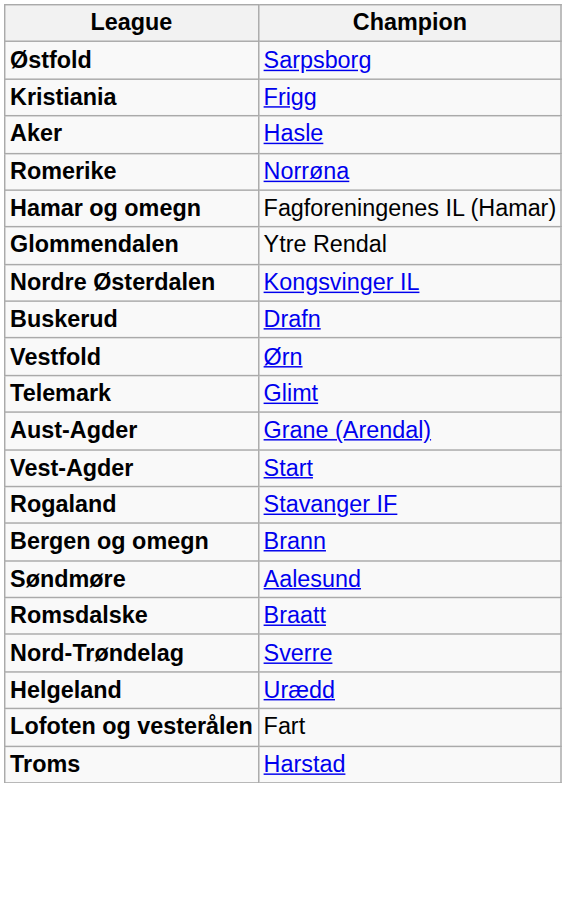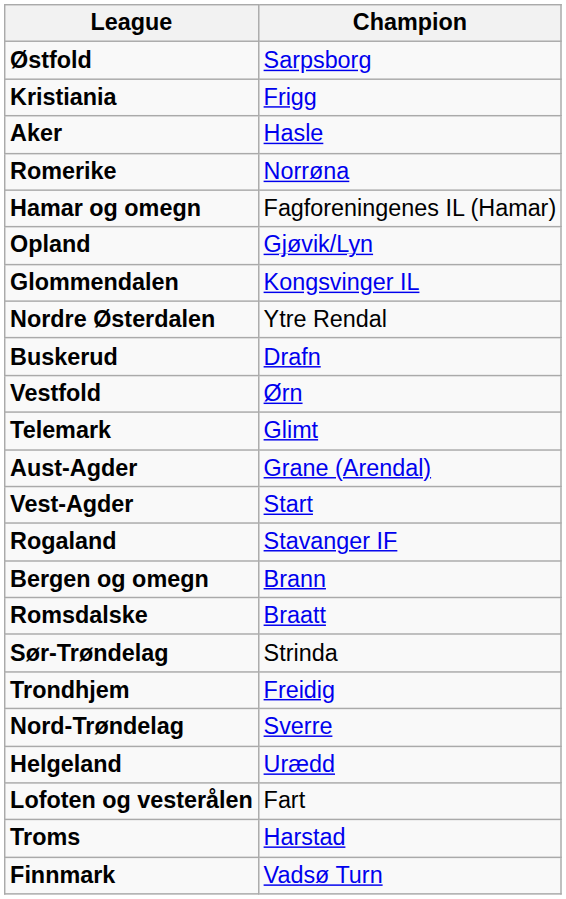+ row: (50, 245)
(325, 245) Ytre Rendal -> (342, 282) Kongsvinger IL
(342, 282) Kongsvinger IL -> (325, 319) Ytre Rendal
- row: (68, 578)
+ row: (89, 652)
+ row: (70, 689)
+ row: (63, 875)
